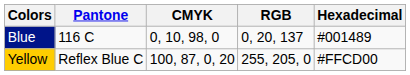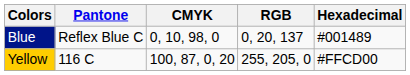(76, 37) 116 C -> (101, 37) Reflex Blue C
(101, 59) Reflex Blue C -> (76, 59) 116 C
